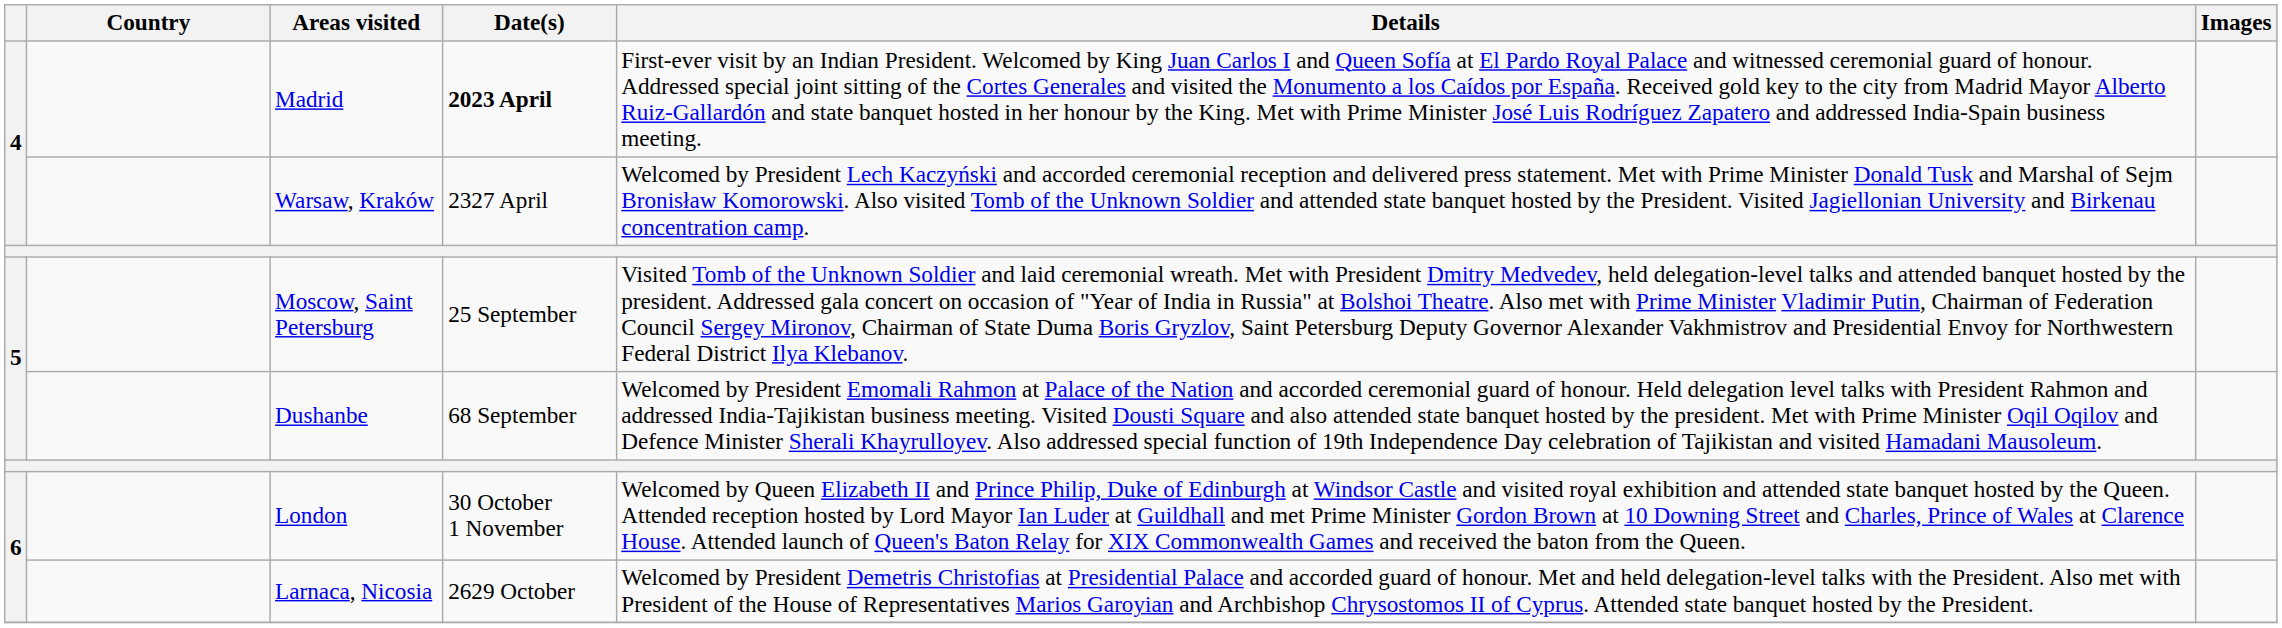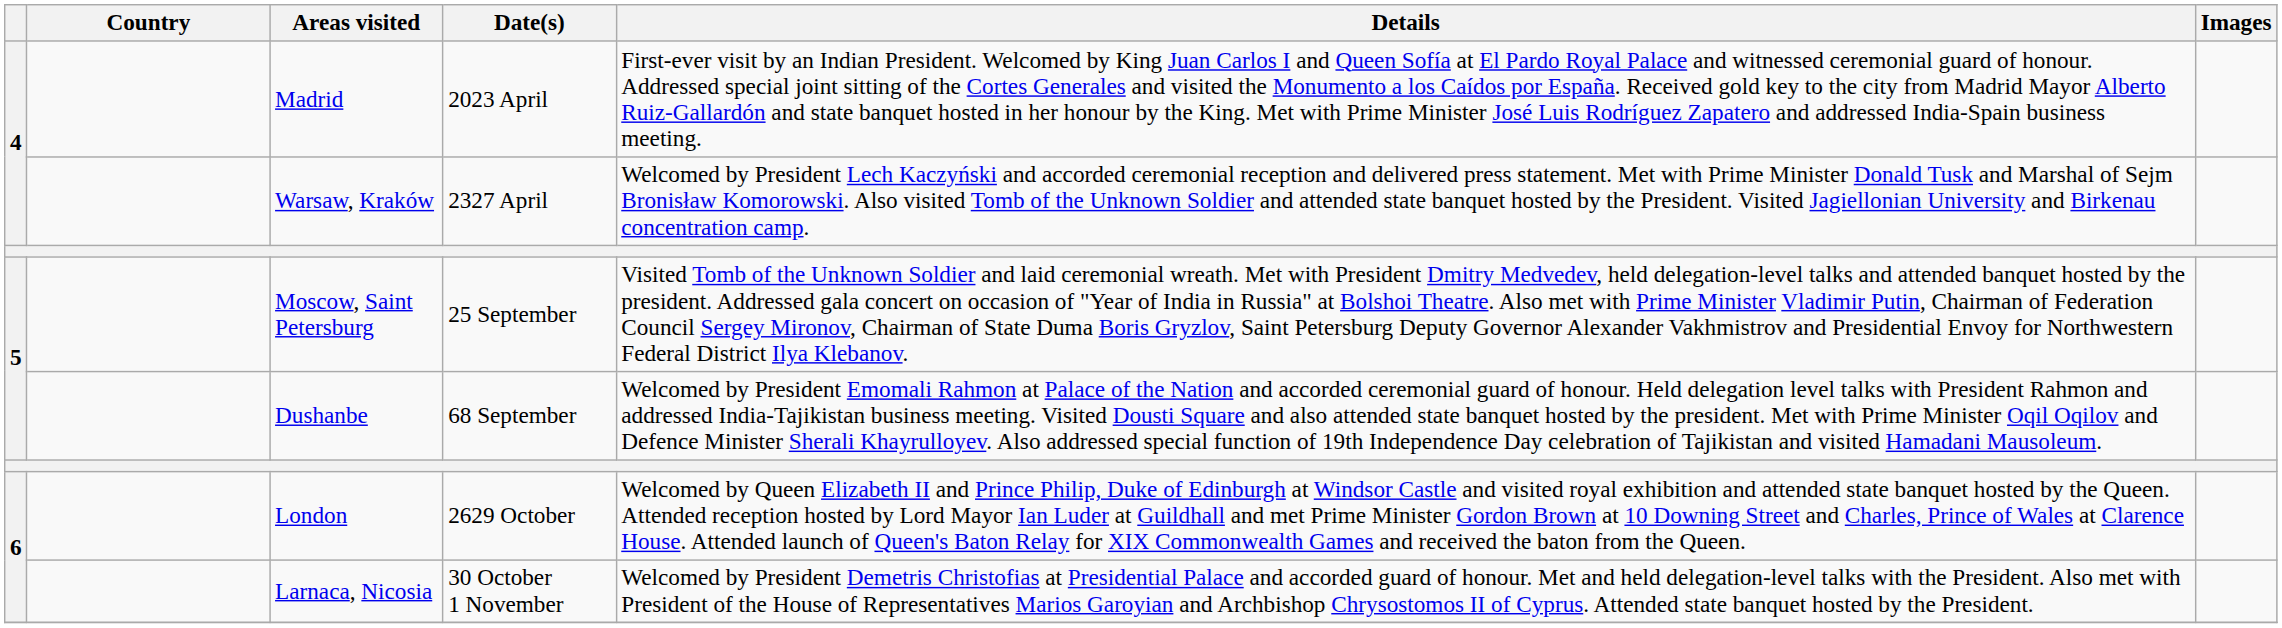(500, 98) bold -> (498, 98) normal
(506, 515) 30 October 1 November -> (512, 515) 2629 October
(512, 591) 2629 October -> (506, 591) 30 October 1 November
